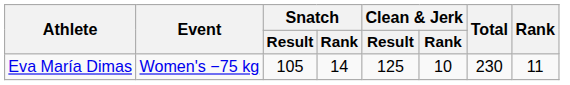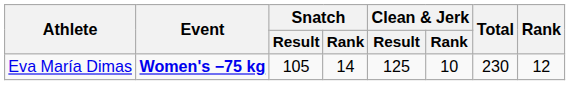(199, 67) normal -> (202, 67) bold
(535, 67) 11 -> (541, 67) 12
